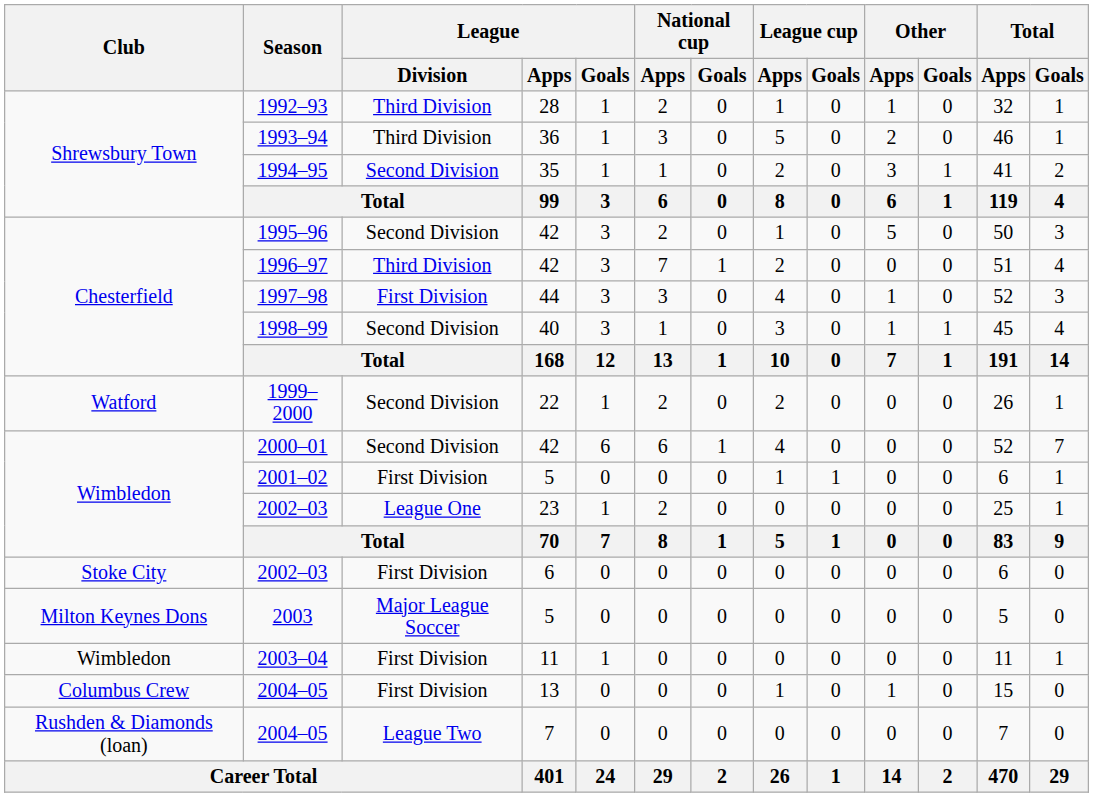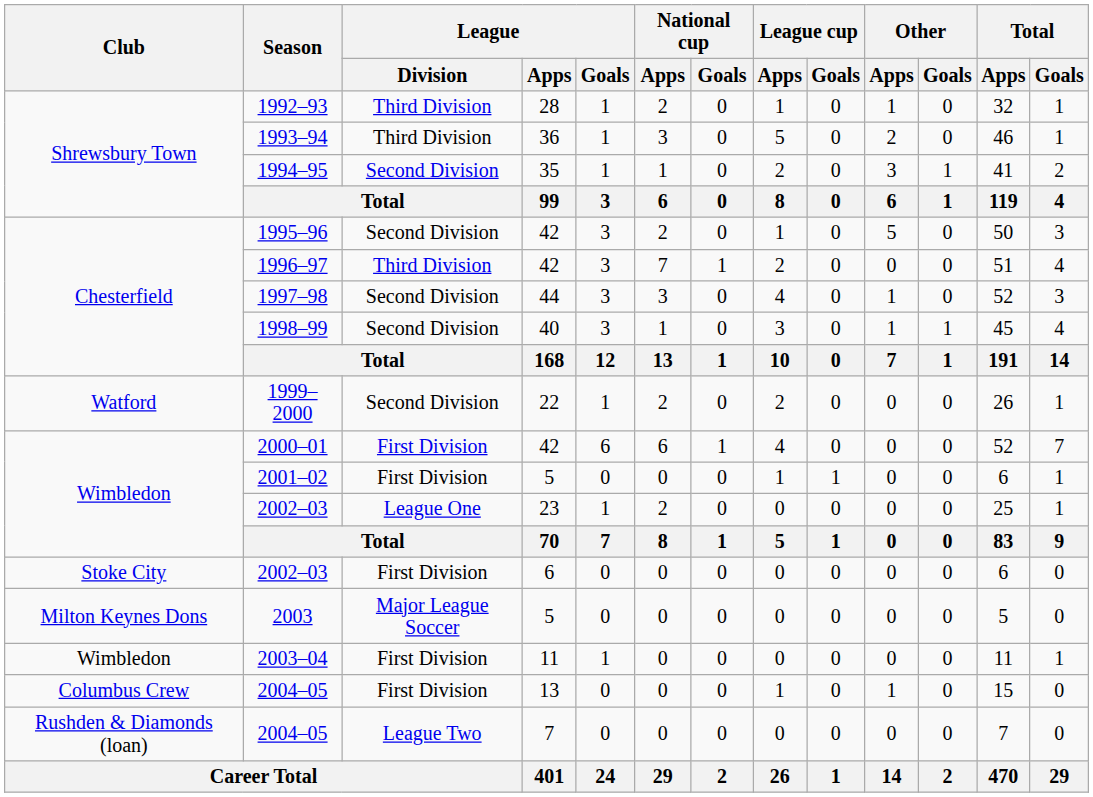(432, 296) First Division -> (432, 296) Second Division
(432, 445) Second Division -> (432, 445) First Division
